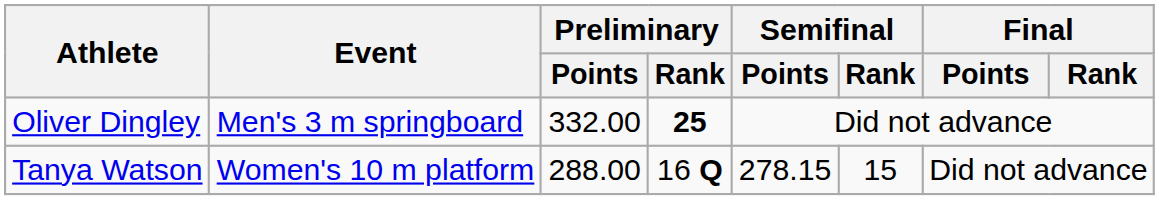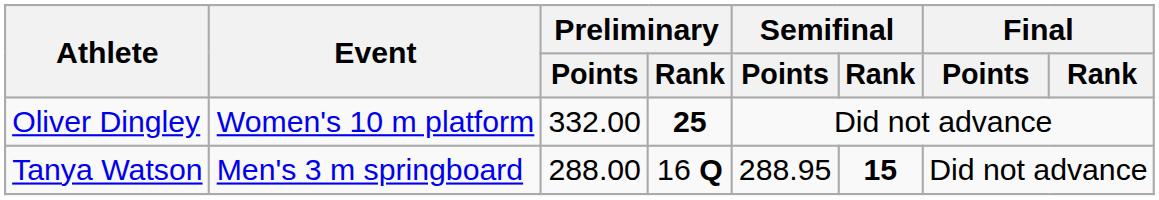(370, 122) Men's 3 m springboard -> (376, 122) Women's 10 m platform
(376, 170) Women's 10 m platform -> (370, 170) Men's 3 m springboard
(785, 170) 278.15 -> (785, 170) 288.95
(880, 170) normal -> (880, 170) bold
